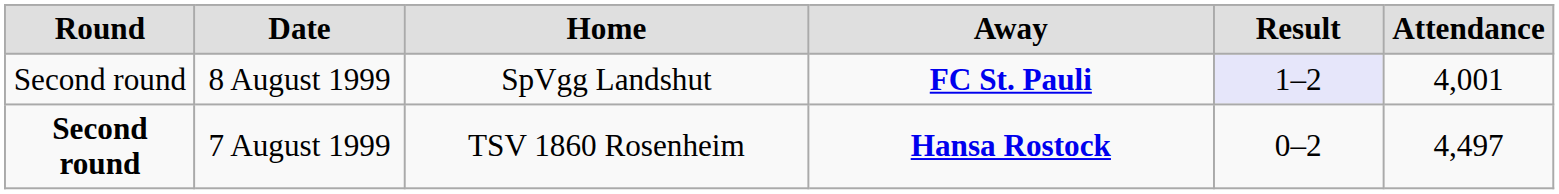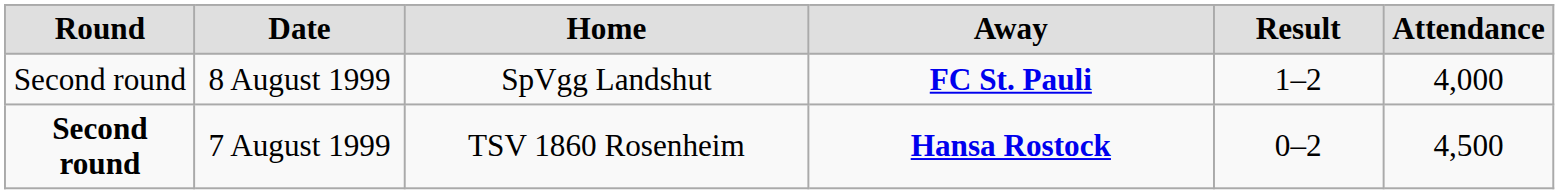(1298, 78) lavender background -> (1298, 78) no background
(1469, 78) 4,001 -> (1469, 78) 4,000
(1469, 145) 4,497 -> (1469, 145) 4,500
